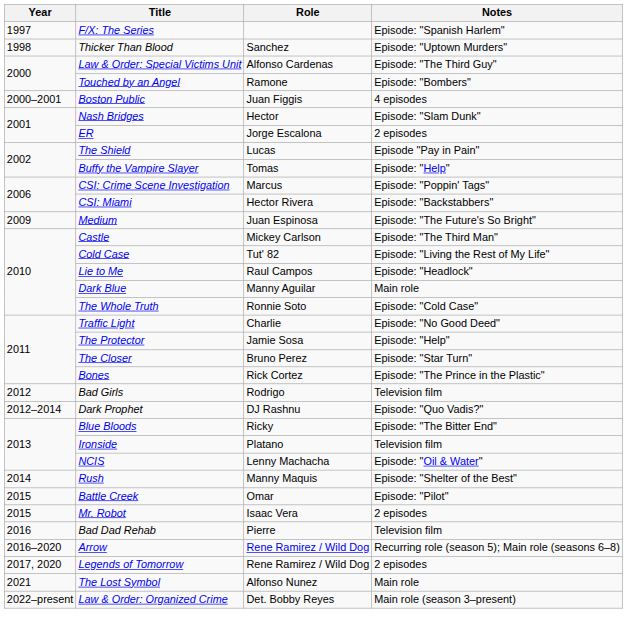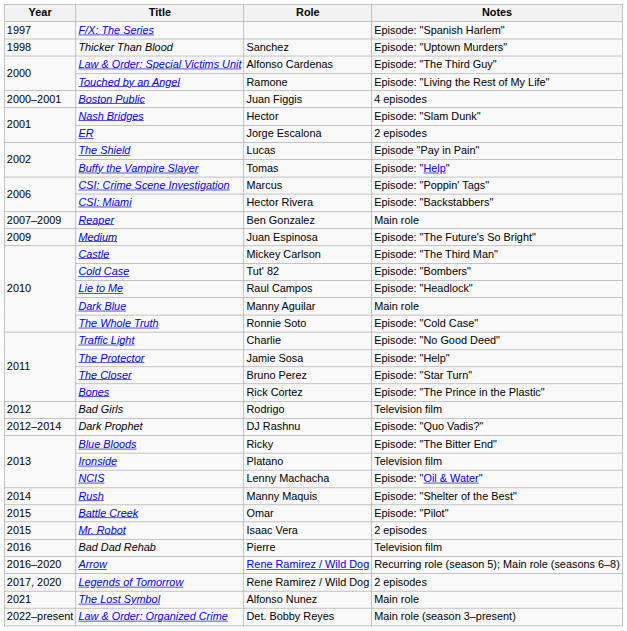(423, 82) Episode: "Bombers" -> (462, 82) Episode: "Living the Rest of My Life"
+ row: (96, 220)
(462, 254) Episode: "Living the Rest of My Life" -> (423, 271) Episode: "Bombers"
